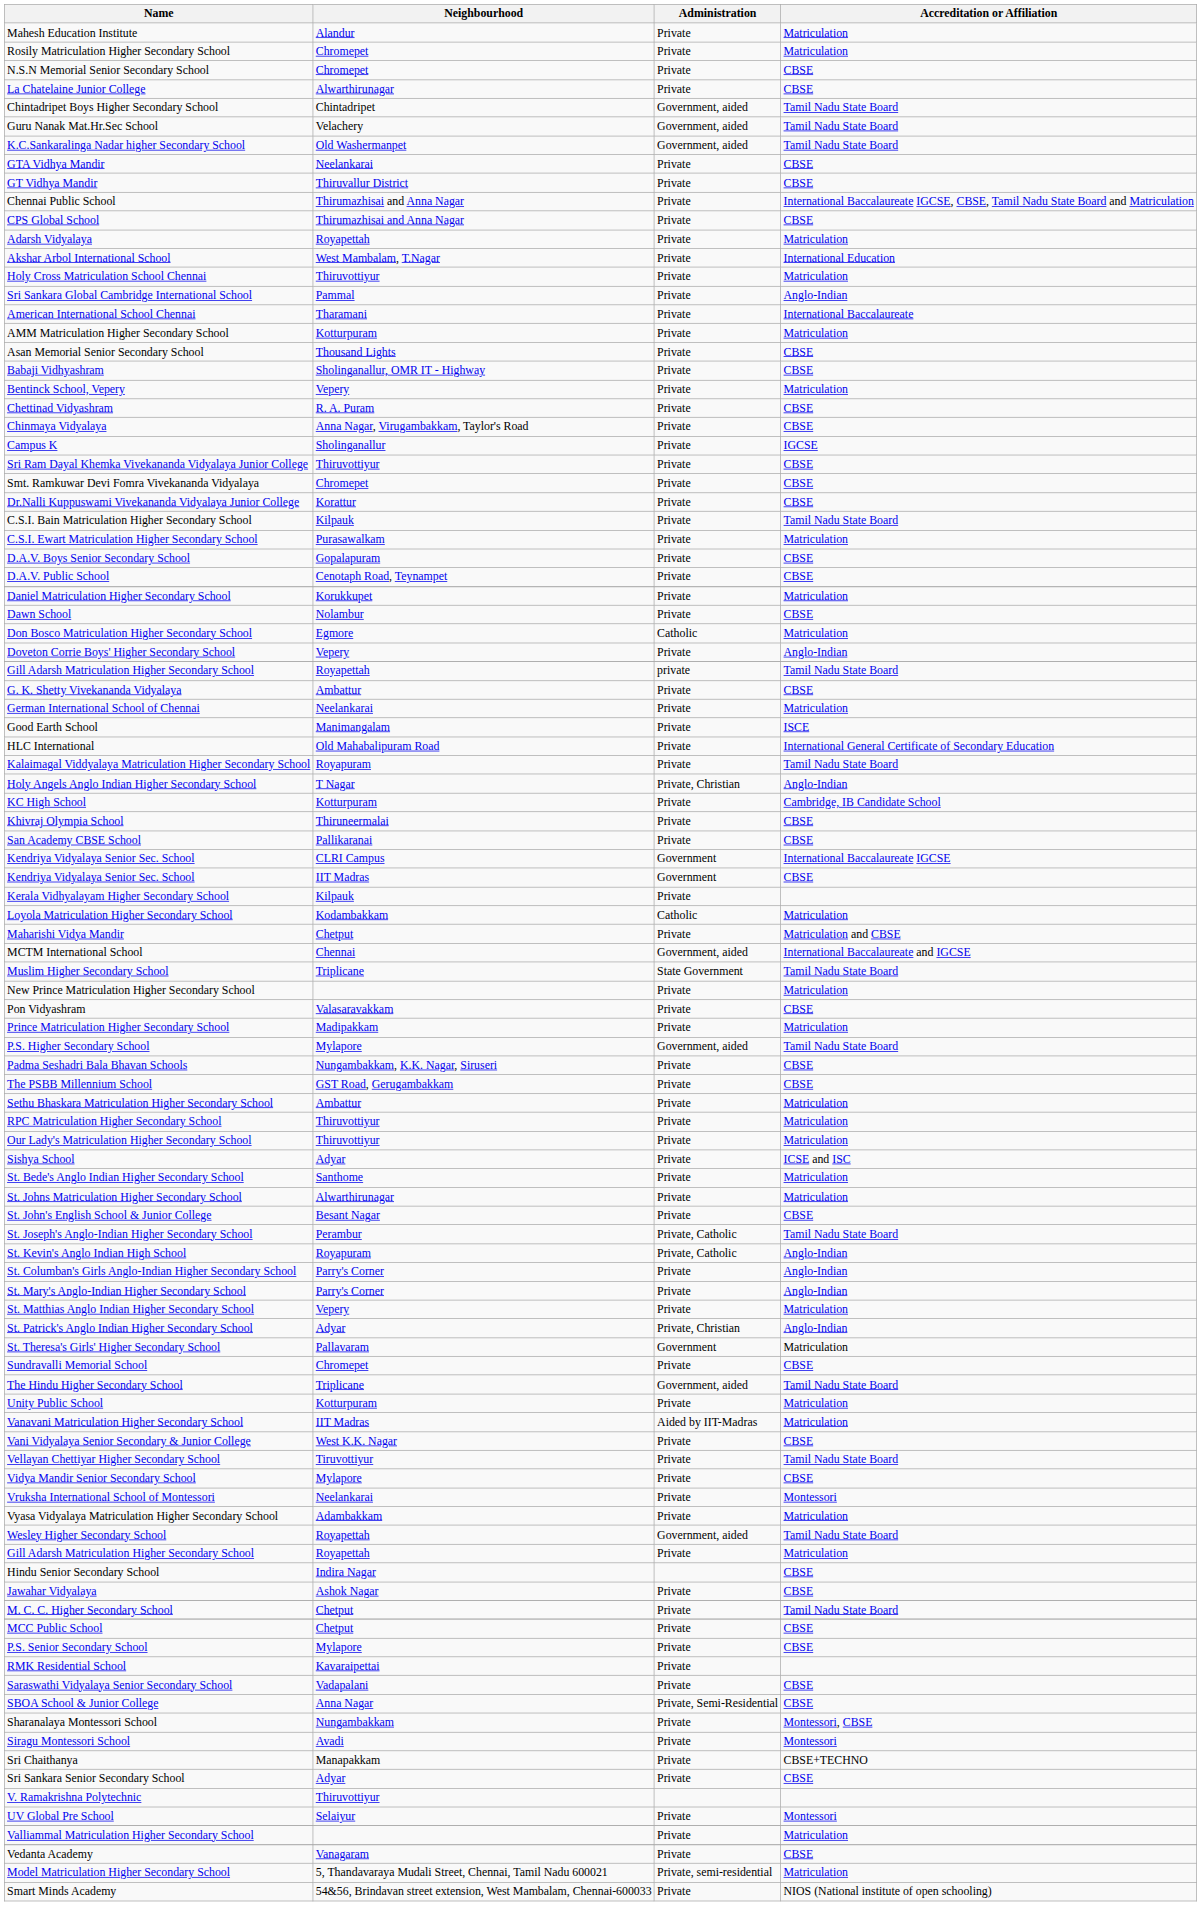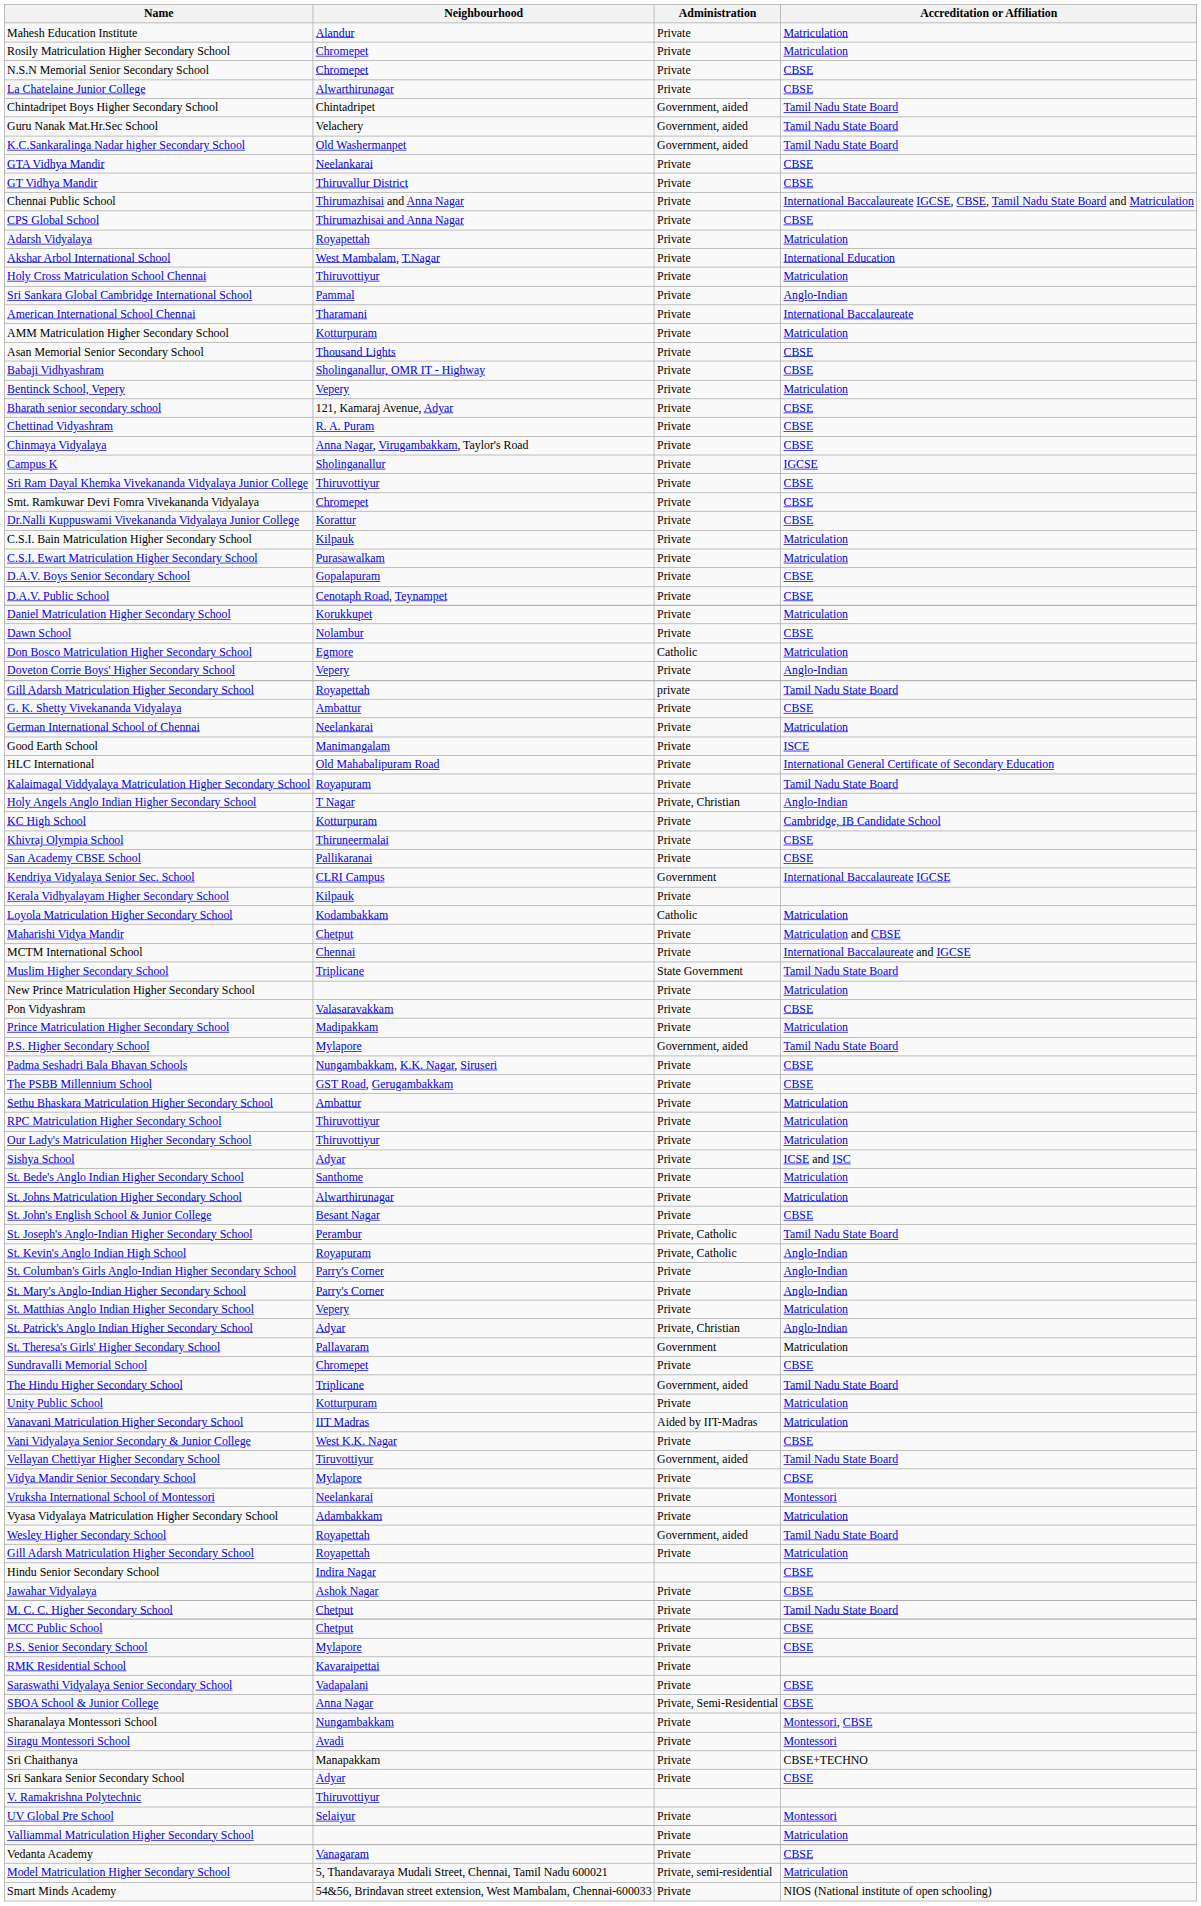+ row: (84, 408)
(841, 520) Tamil Nadu State Board -> (816, 539) Matriculation
- row: (101, 877)
(702, 952) Government, aided -> (674, 952) Private
(674, 1459) Private -> (702, 1459) Government, aided
